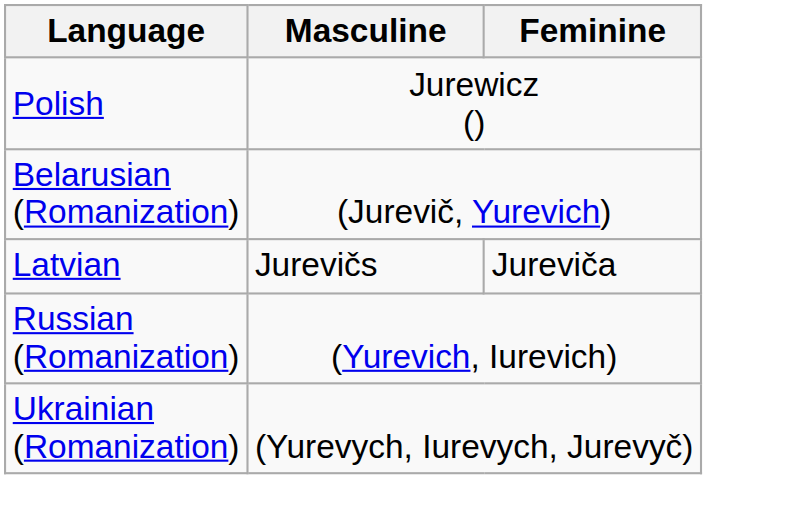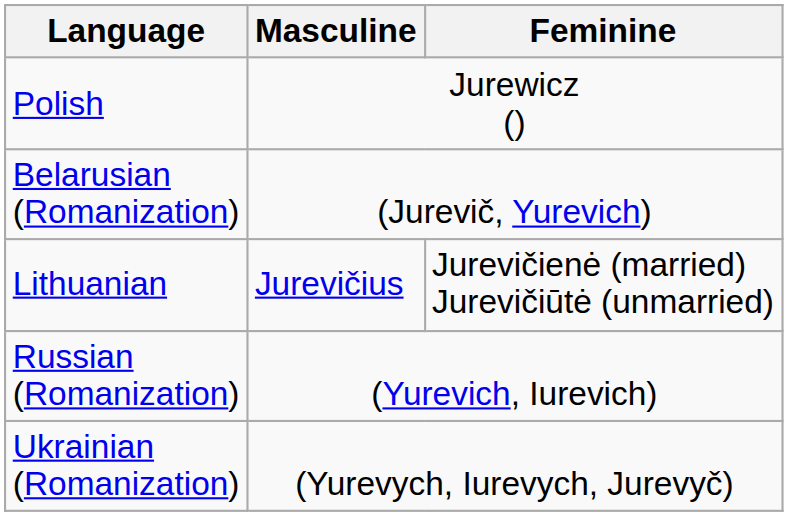- row: (67, 265)
+ row: (90, 284)
